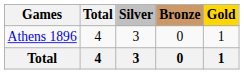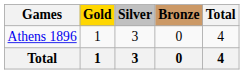columns swapped: (221, 15) <-> (98, 15)
